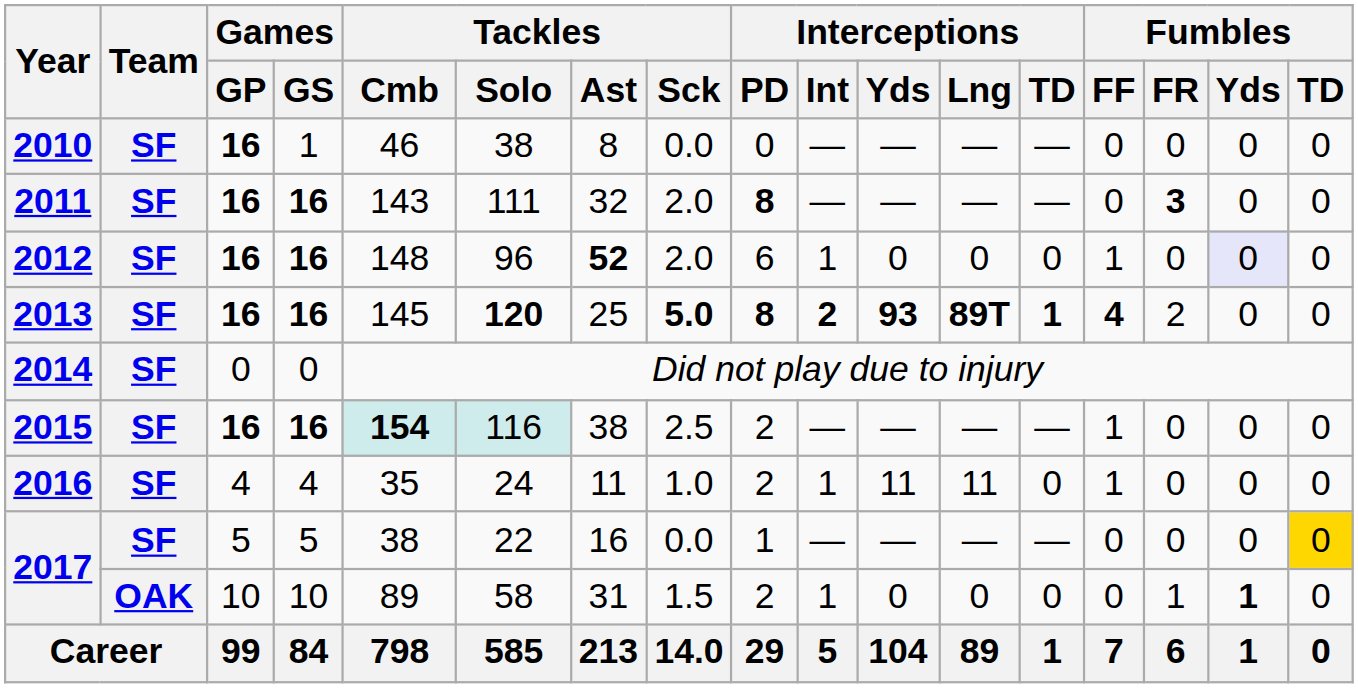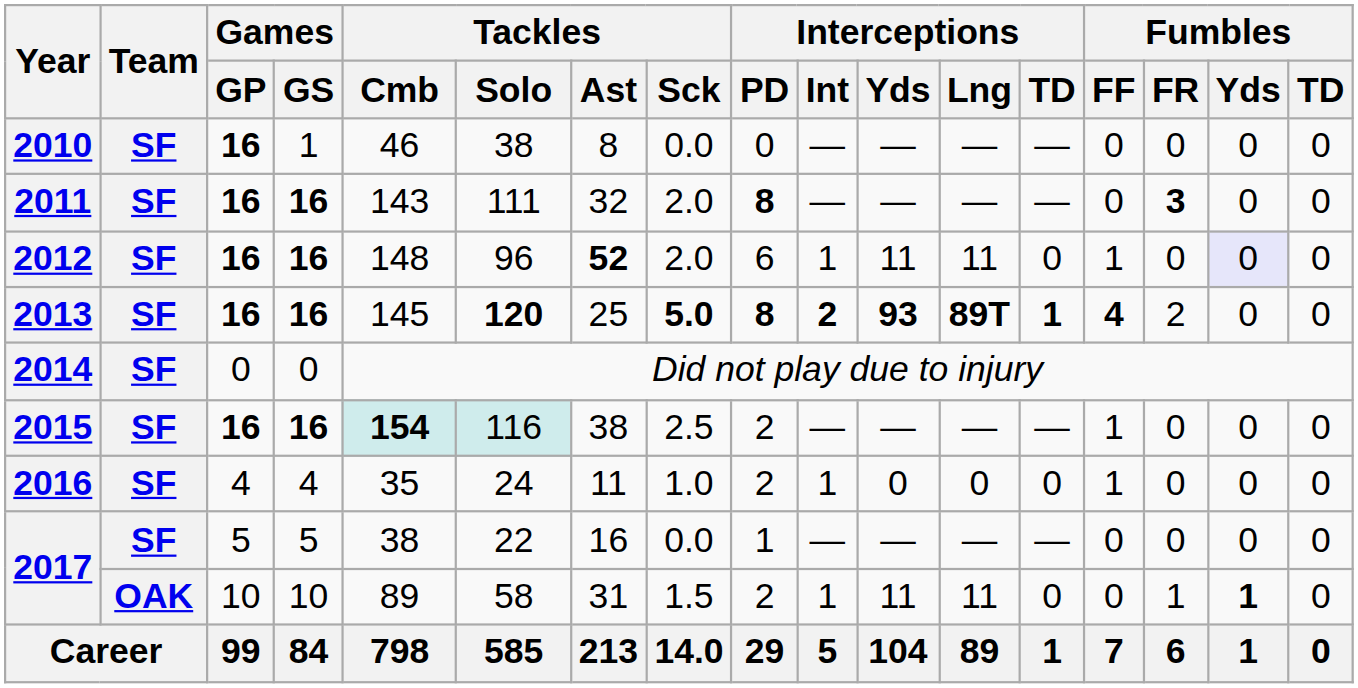(898, 257) 0 -> (898, 257) 11
(979, 257) 0 -> (979, 257) 11
(898, 483) 11 -> (898, 483) 0
(979, 483) 11 -> (979, 483) 0
(1321, 539) gold background -> (1321, 539) no background
(898, 595) 0 -> (898, 595) 11
(979, 595) 0 -> (979, 595) 11
